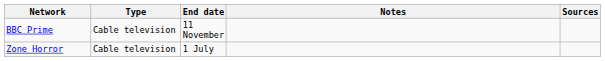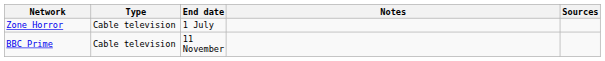rows swapped: (35, 49) <-> (30, 30)
